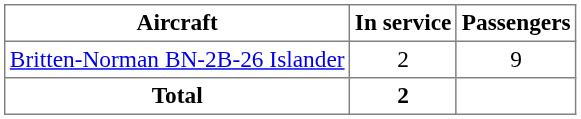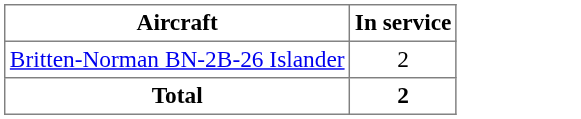- column: (516, 22)
